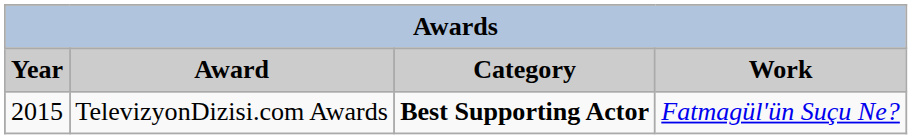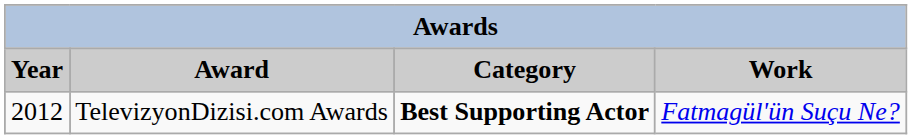(37, 112) 2015 -> (37, 112) 2012
